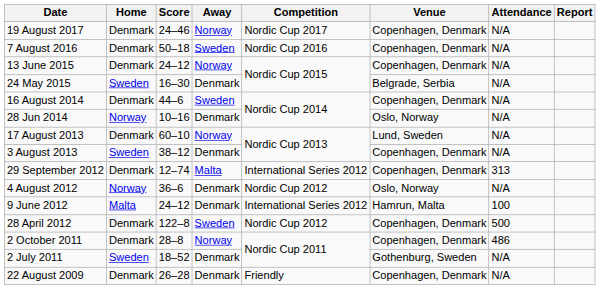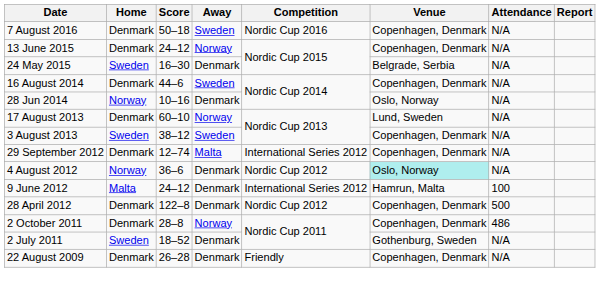- row: (45, 30)
(217, 153) Denmark -> (215, 135) Sweden
(501, 170) 313 -> (501, 153) N/A
(405, 188) no background -> (405, 170) paleturquoise background
(215, 223) Sweden -> (217, 205) Denmark
